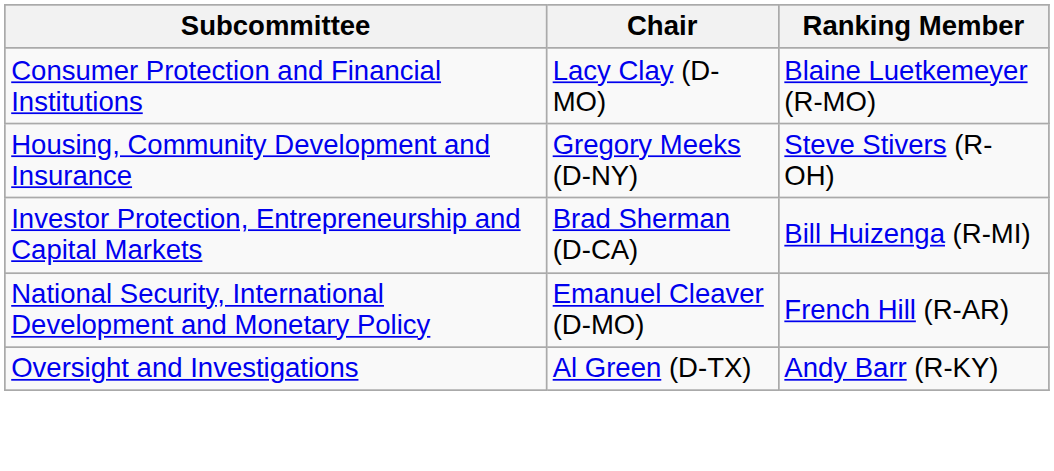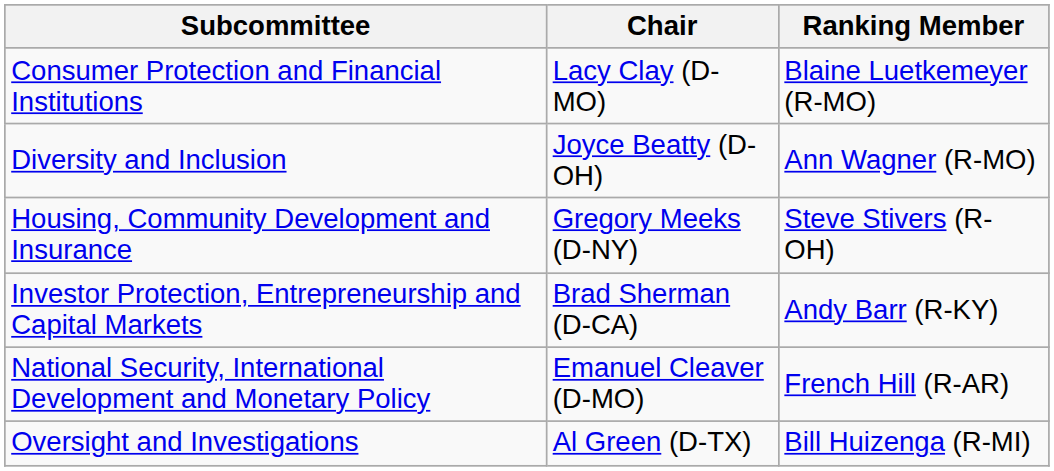+ row: (149, 160)
(907, 234) Bill Huizenga (R-MI) -> (891, 309) Andy Barr (R-KY)
(891, 368) Andy Barr (R-KY) -> (907, 442) Bill Huizenga (R-MI)
